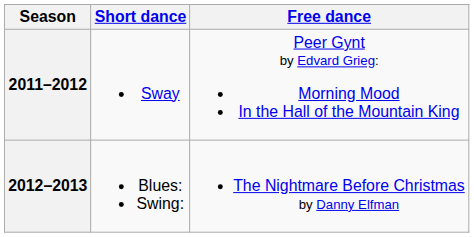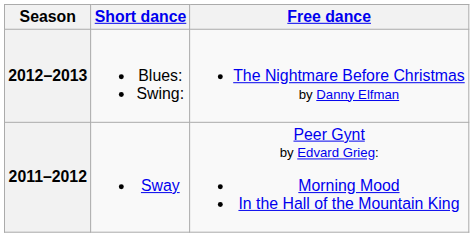rows swapped: (48, 186) <-> (48, 84)
